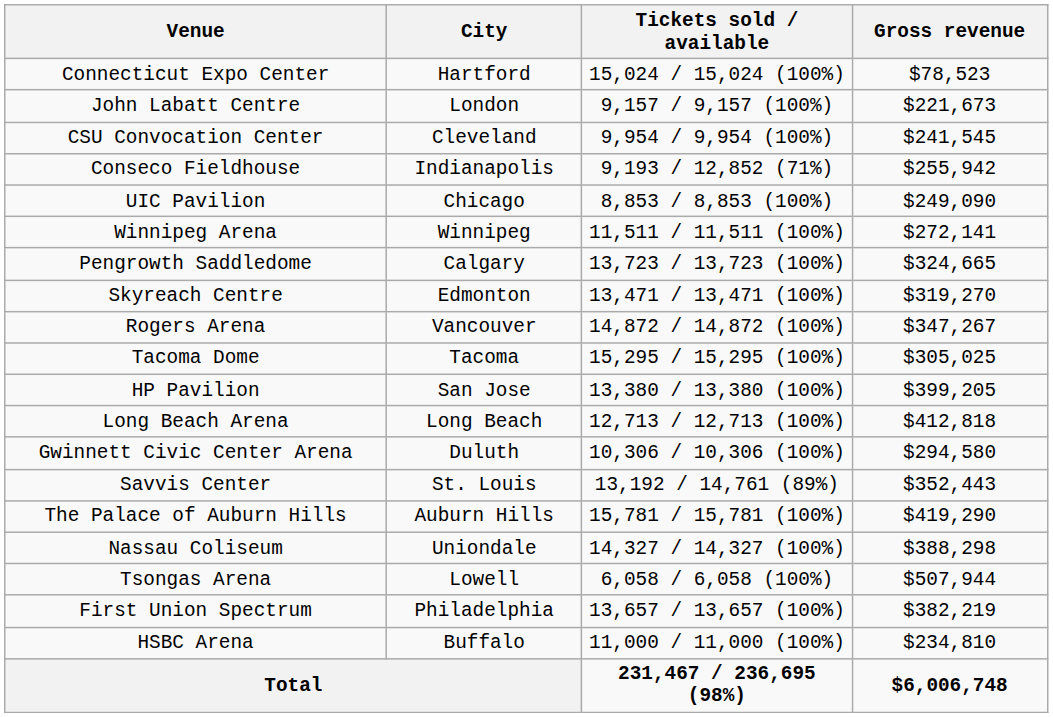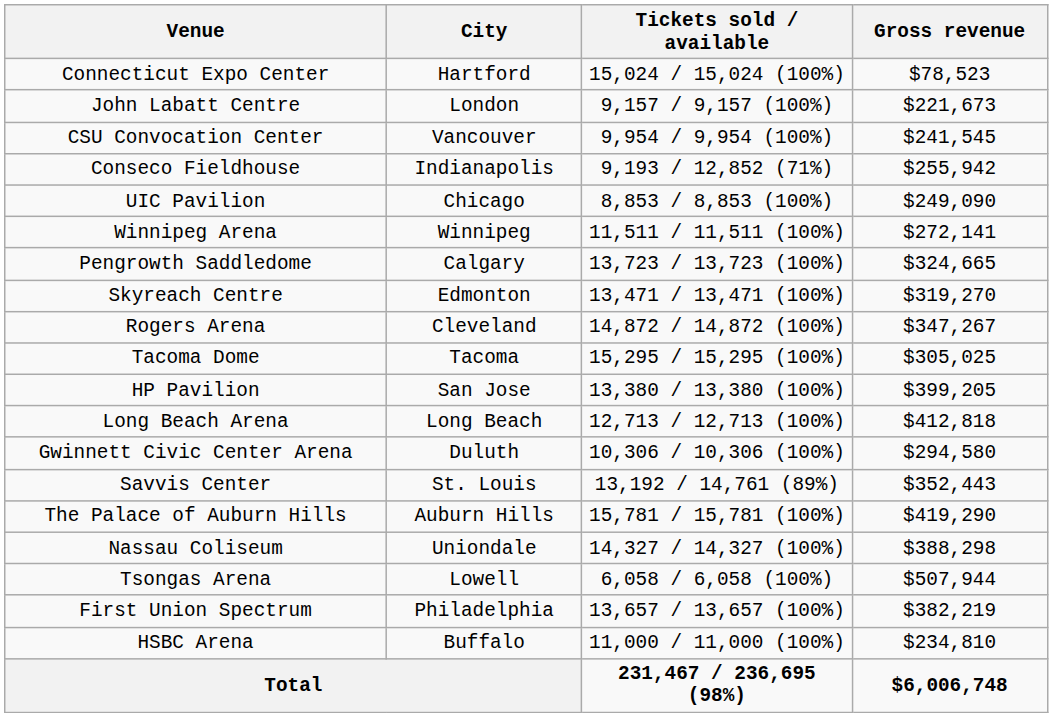(484, 138) Cleveland -> (484, 138) Vancouver
(484, 327) Vancouver -> (484, 327) Cleveland
